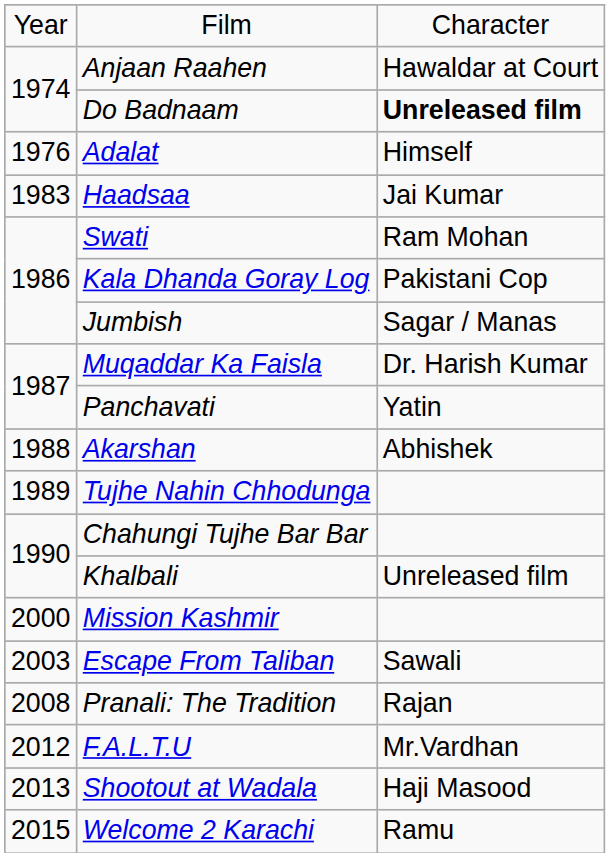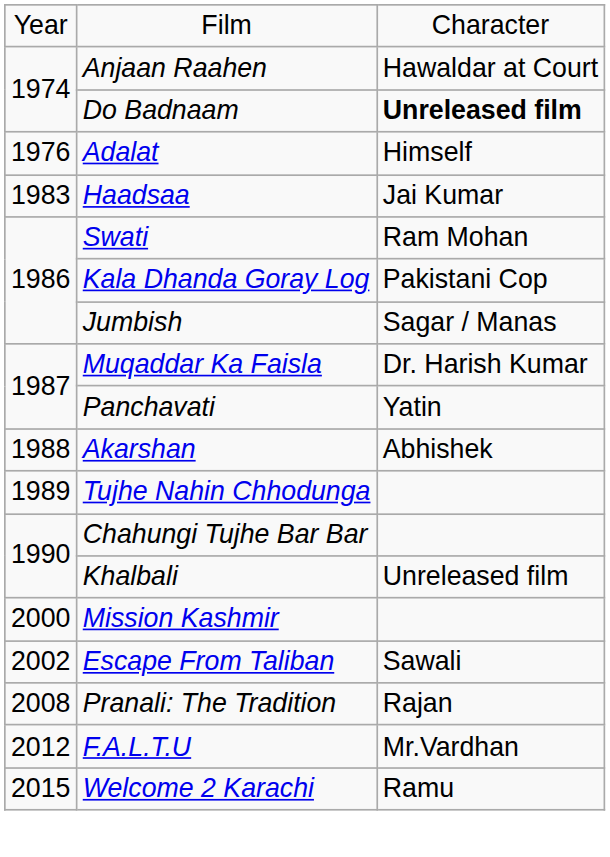(41, 661) 2003 -> (41, 661) 2002
- row: (200, 788)
